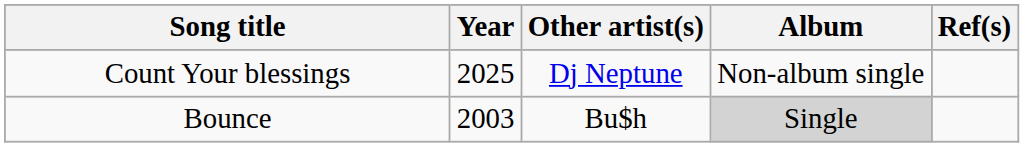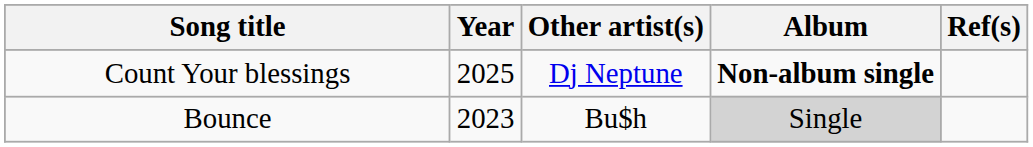(821, 73) normal -> (826, 73) bold
(486, 118) 2003 -> (486, 118) 2023
